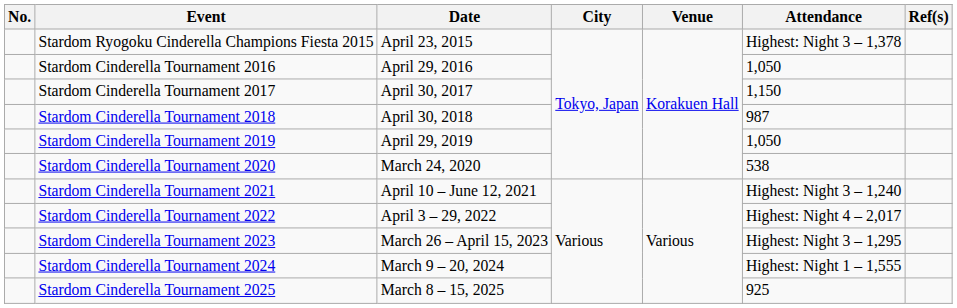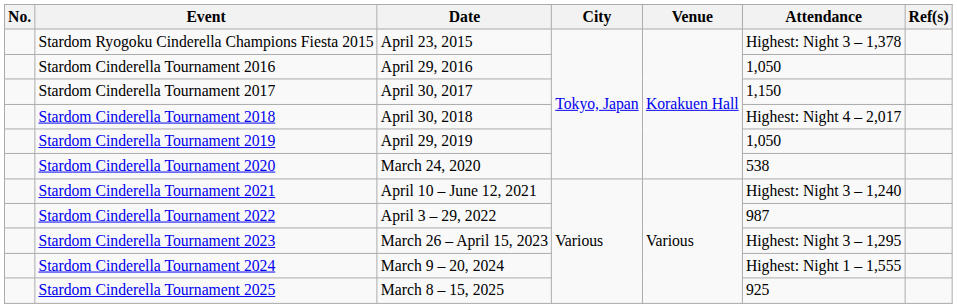(758, 116) 987 -> (824, 116) Highest: Night 4 – 2,017
(824, 215) Highest: Night 4 – 2,017 -> (758, 215) 987
